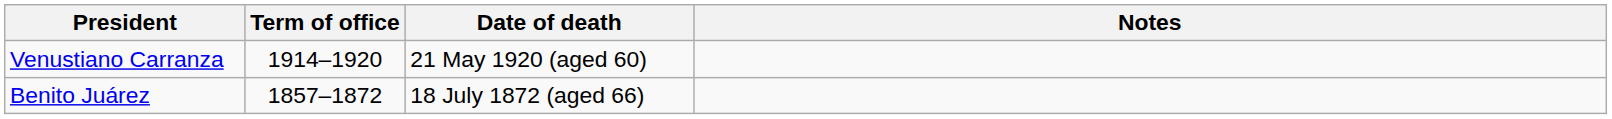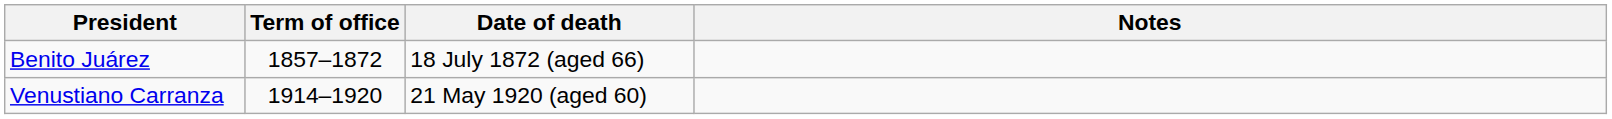rows swapped: (80, 95) <-> (117, 58)
